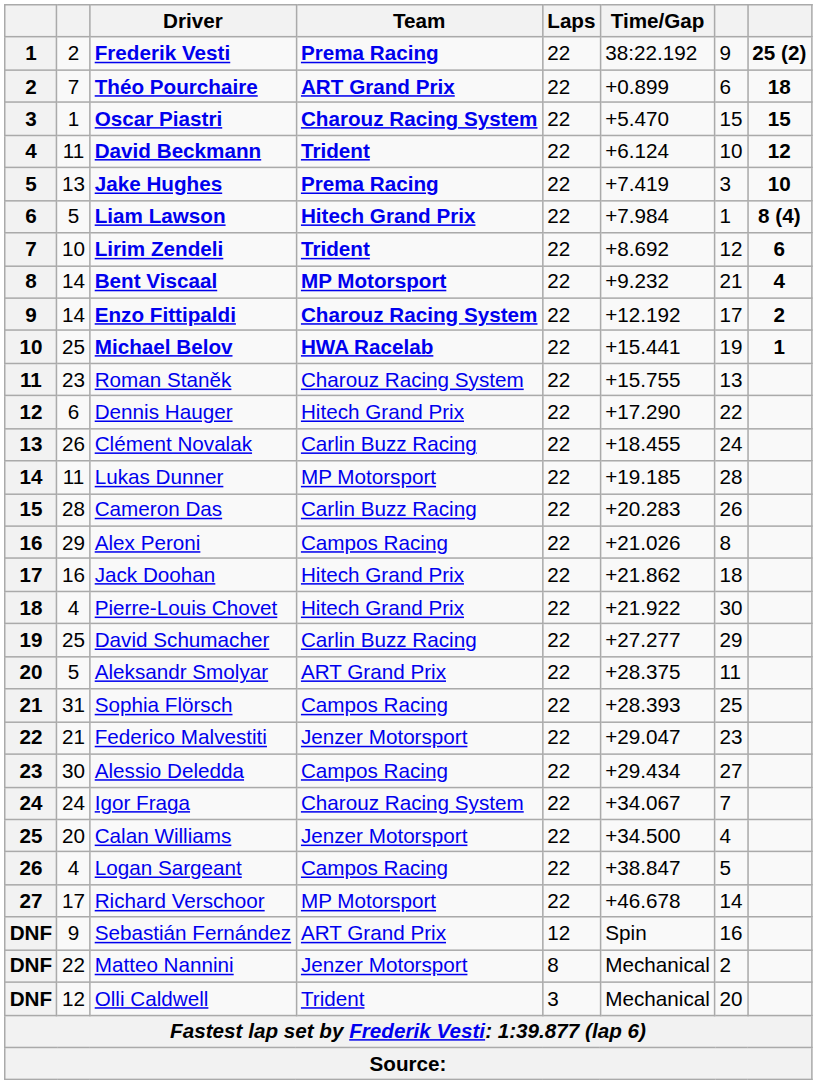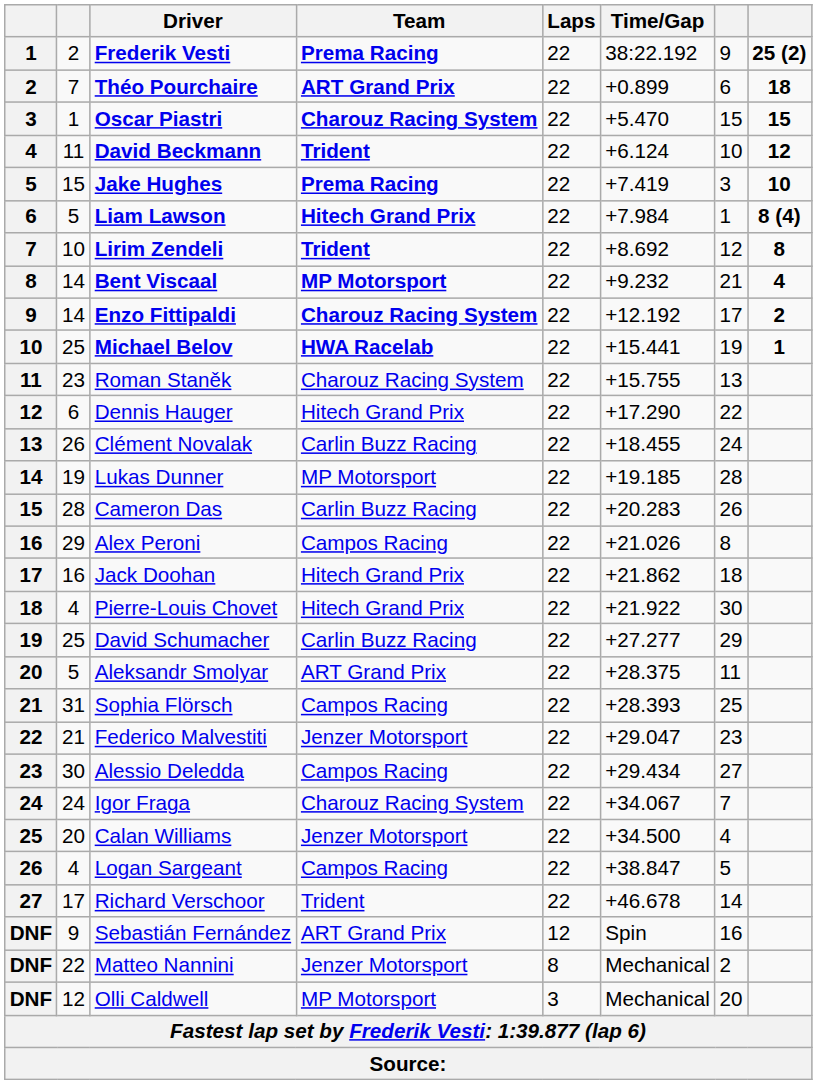(73, 184) 13 -> (73, 184) 15
(779, 249) 6 -> (779, 249) 8
(73, 477) 11 -> (73, 477) 19
(368, 900) MP Motorsport -> (333, 900) Trident
(333, 998) Trident -> (368, 998) MP Motorsport
